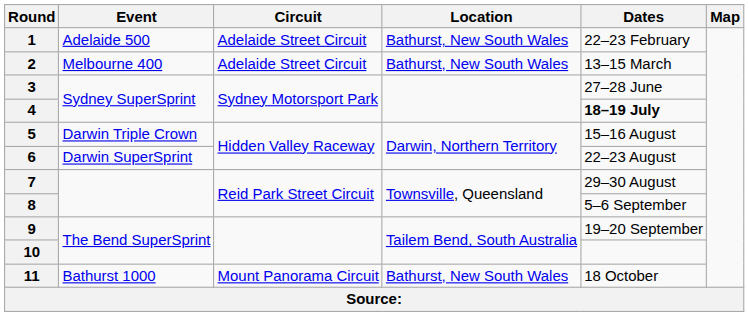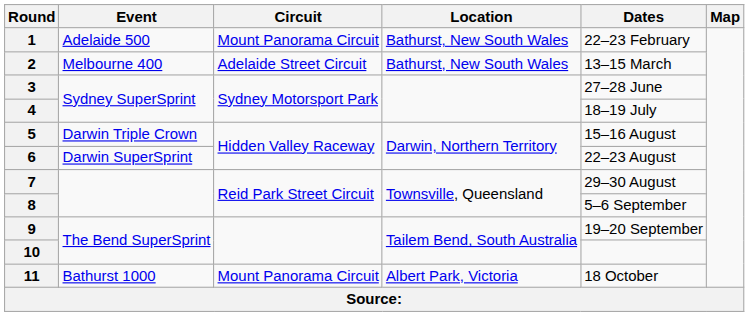(292, 40) Adelaide Street Circuit -> (298, 40) Mount Panorama Circuit
(622, 110) bold -> (620, 110) normal
(477, 275) Bathurst, New South Wales -> (452, 275) Albert Park, Victoria
